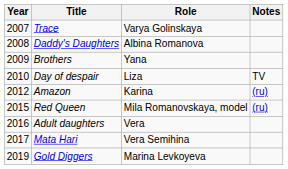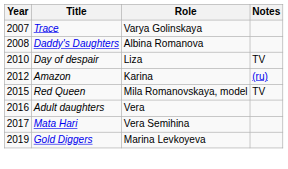- row: (53, 60)
(260, 108) (ru) -> (259, 92) TV
